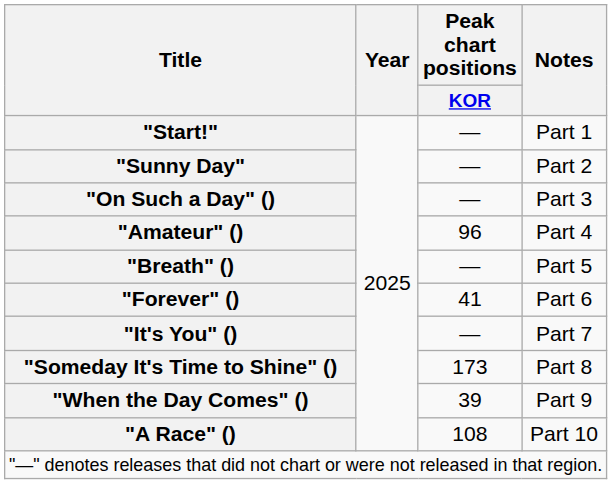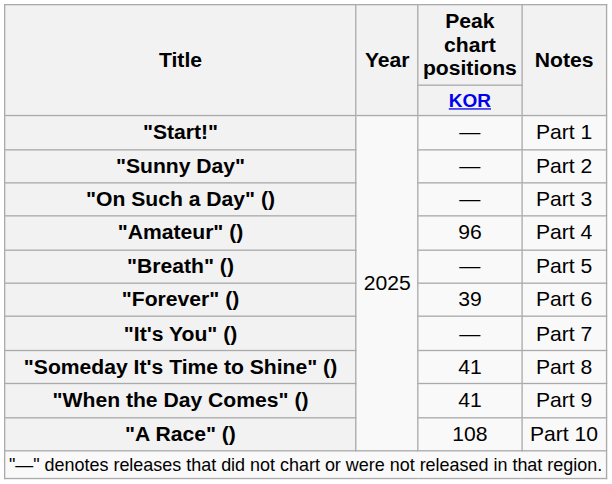(470, 299) 41 -> (470, 299) 39
(470, 366) 173 -> (470, 366) 41
(470, 400) 39 -> (470, 400) 41
